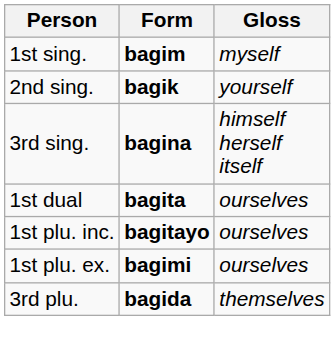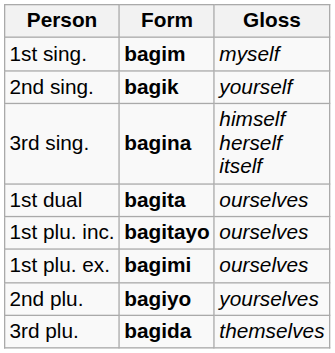+ row: (46, 298)
